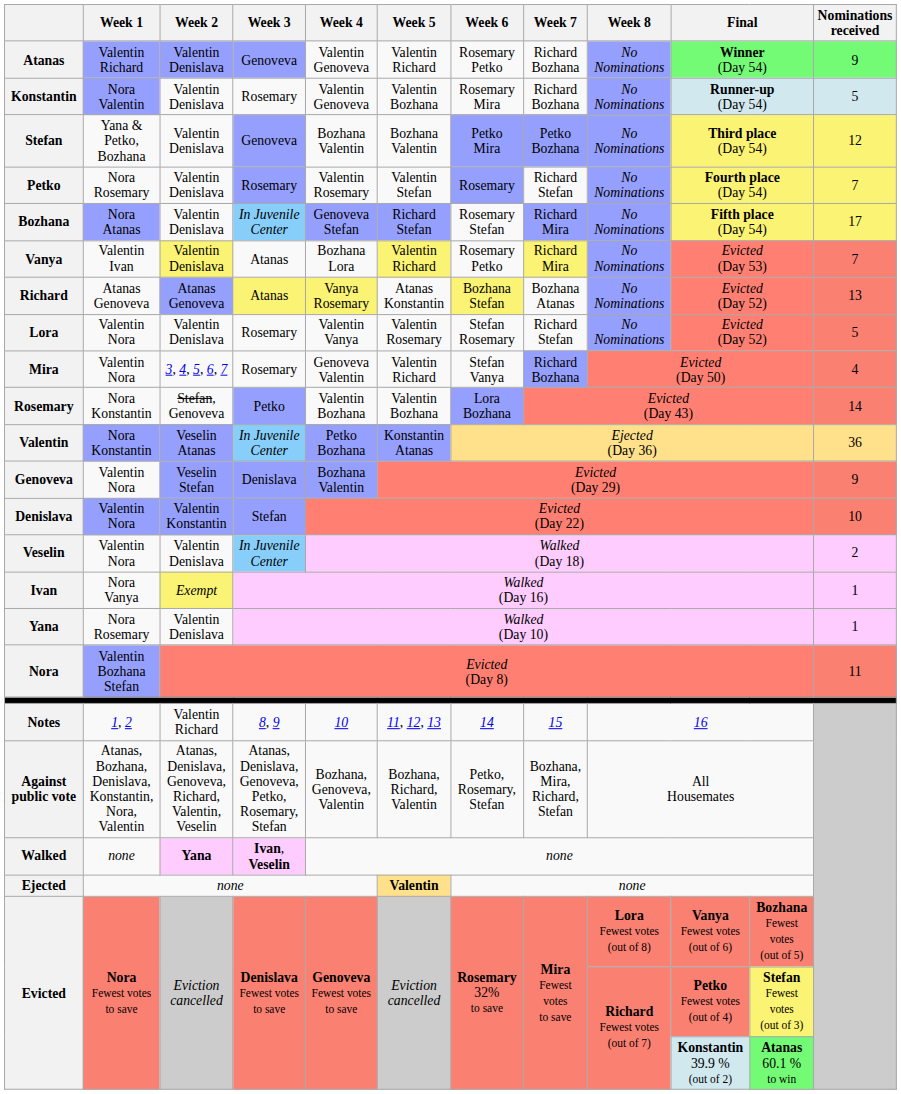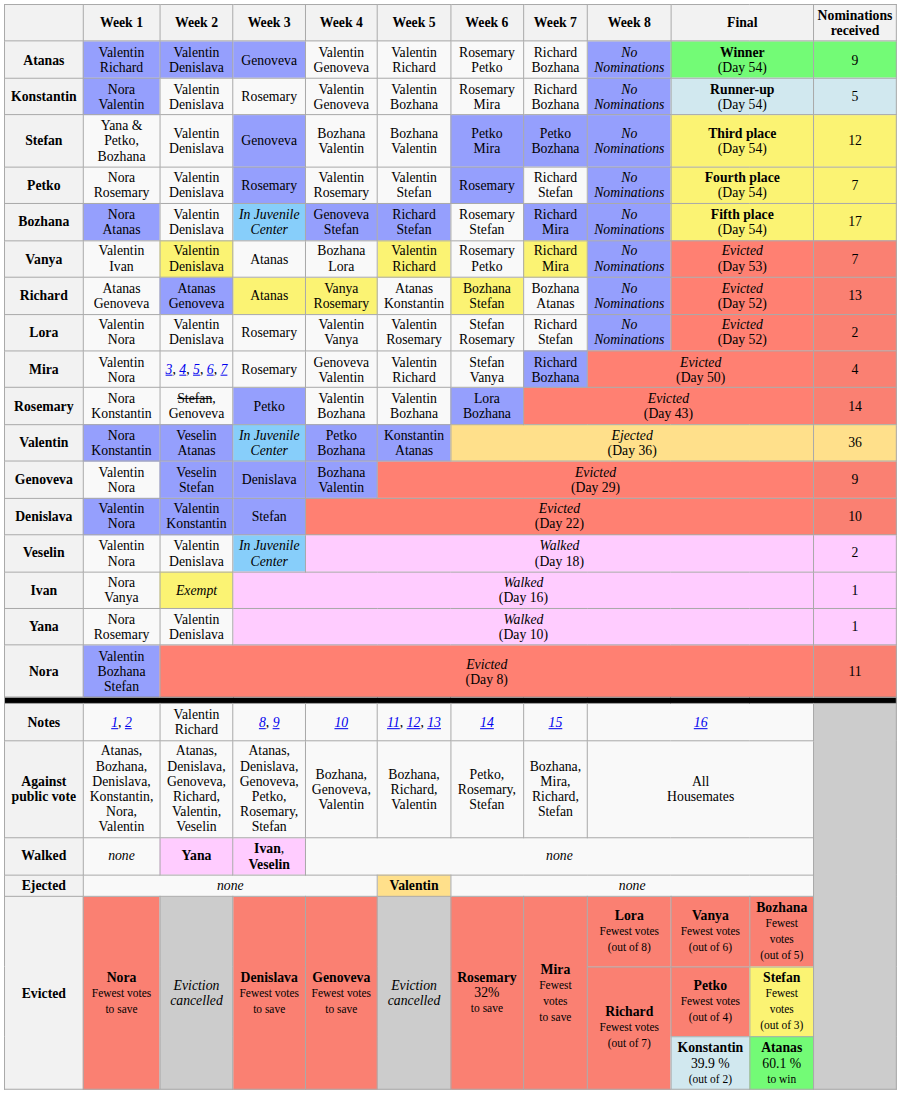(855, 332) 5 -> (855, 332) 2
